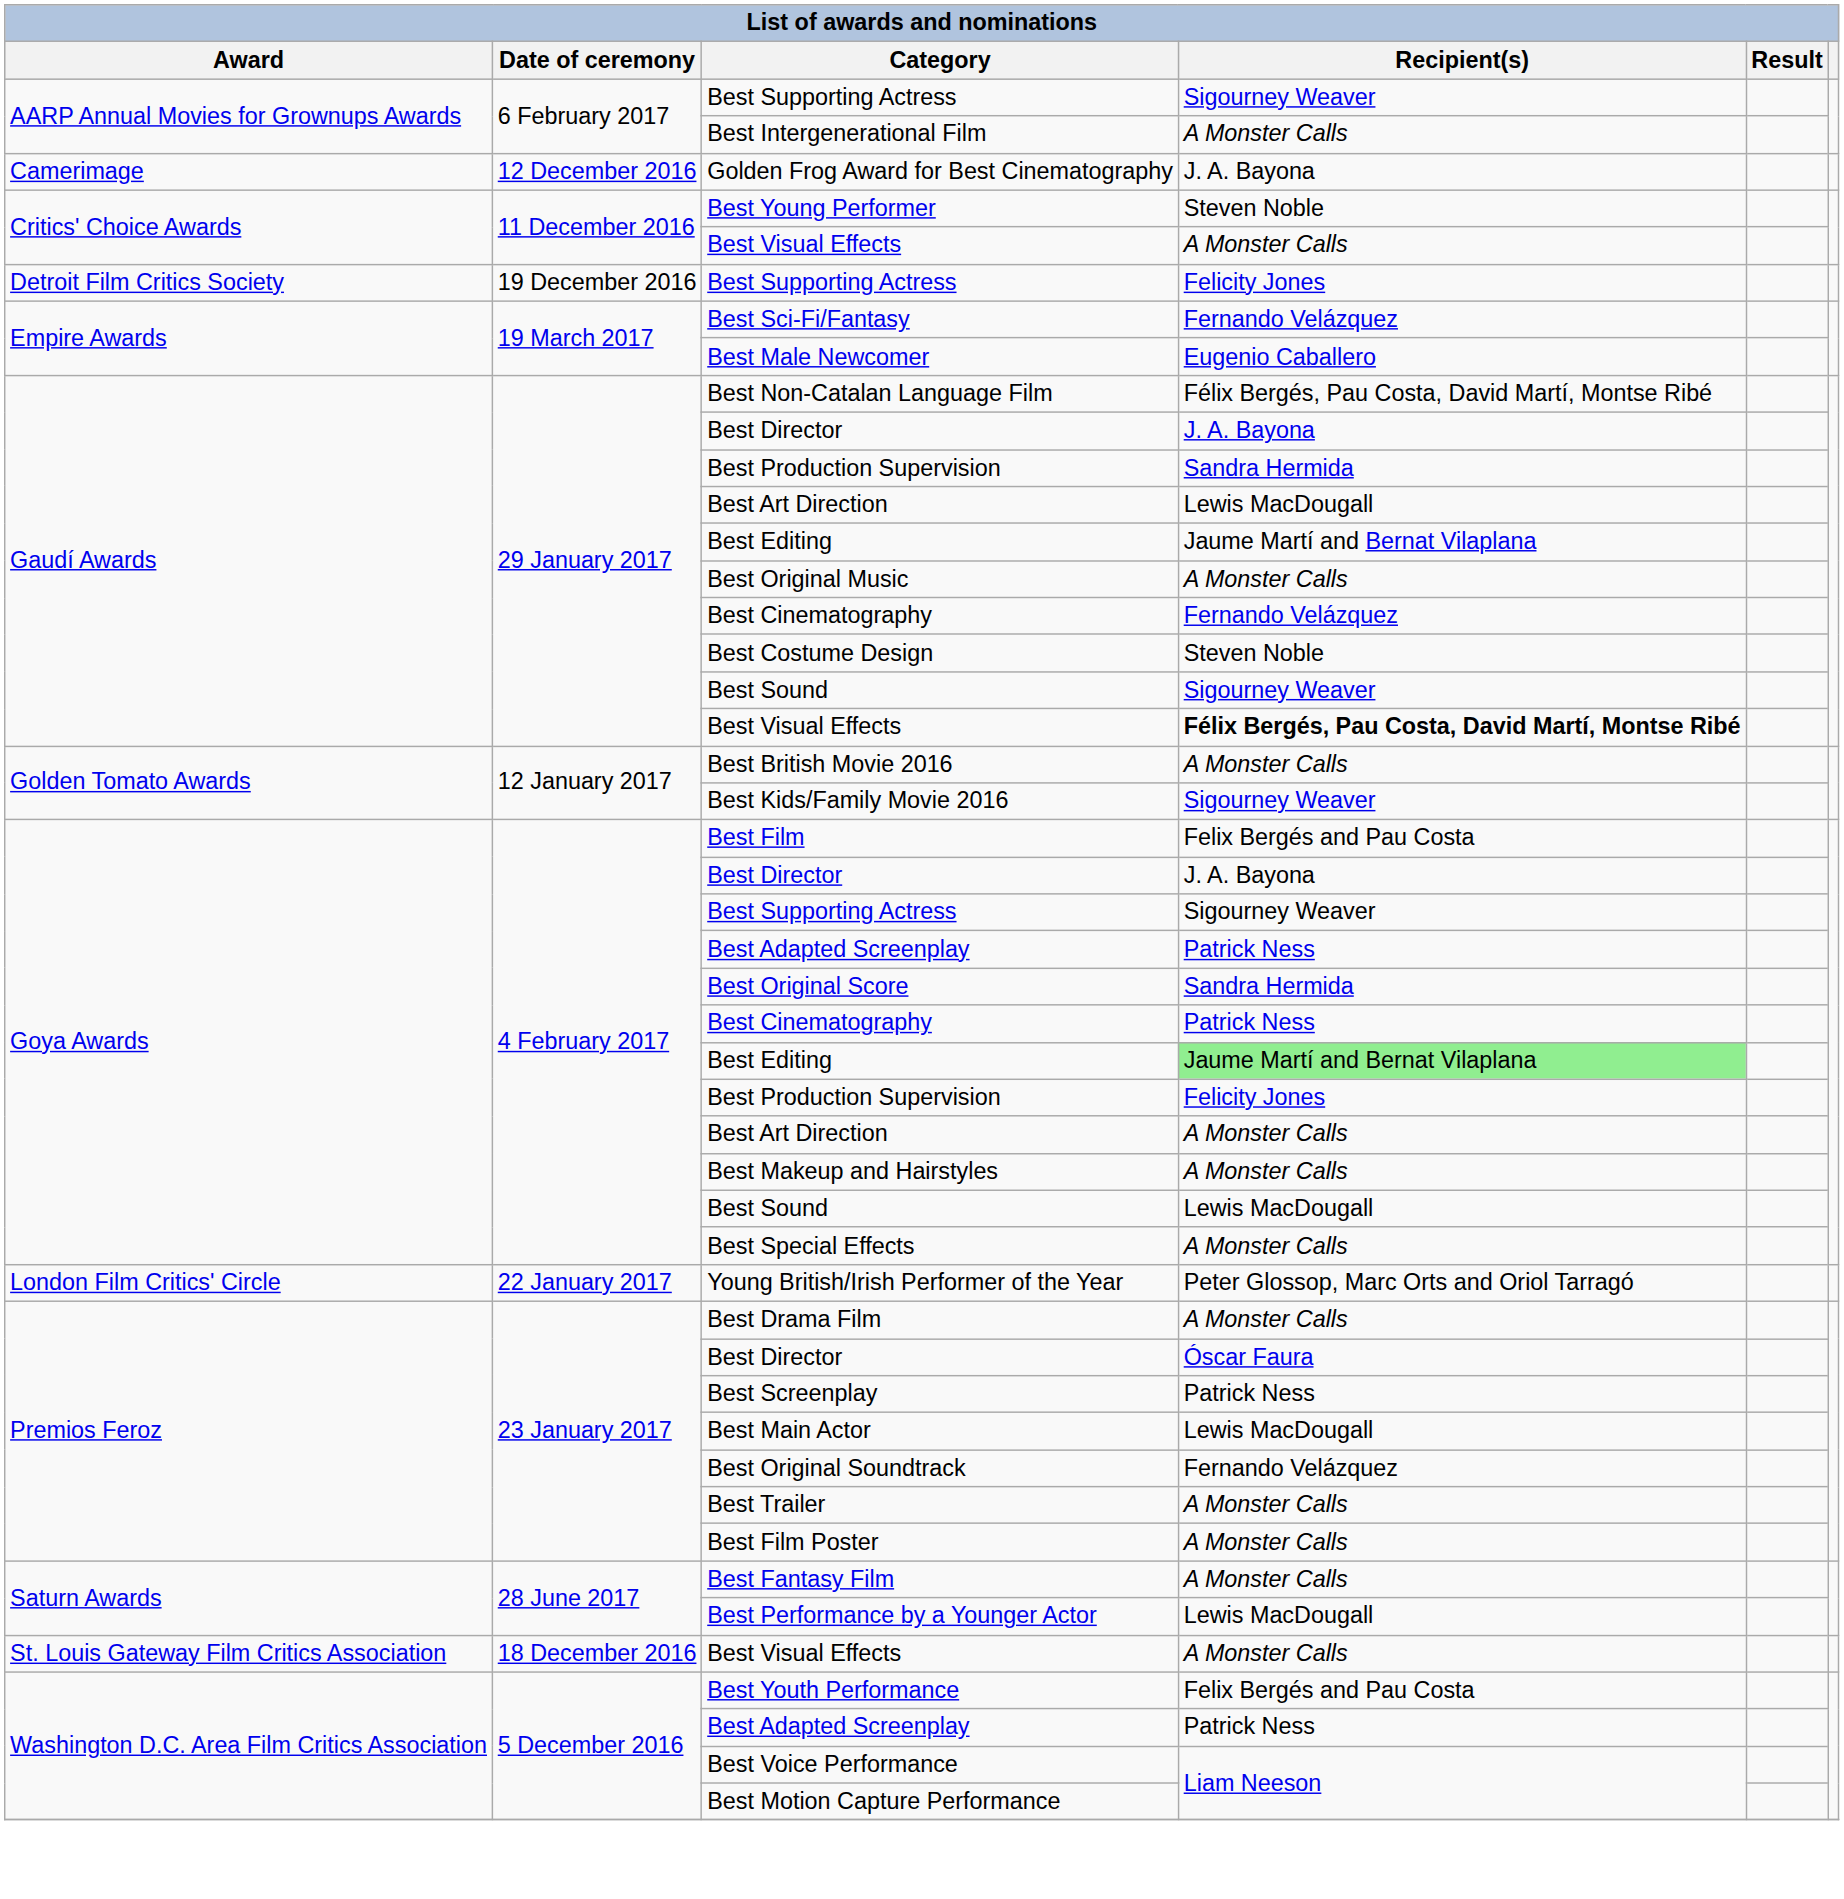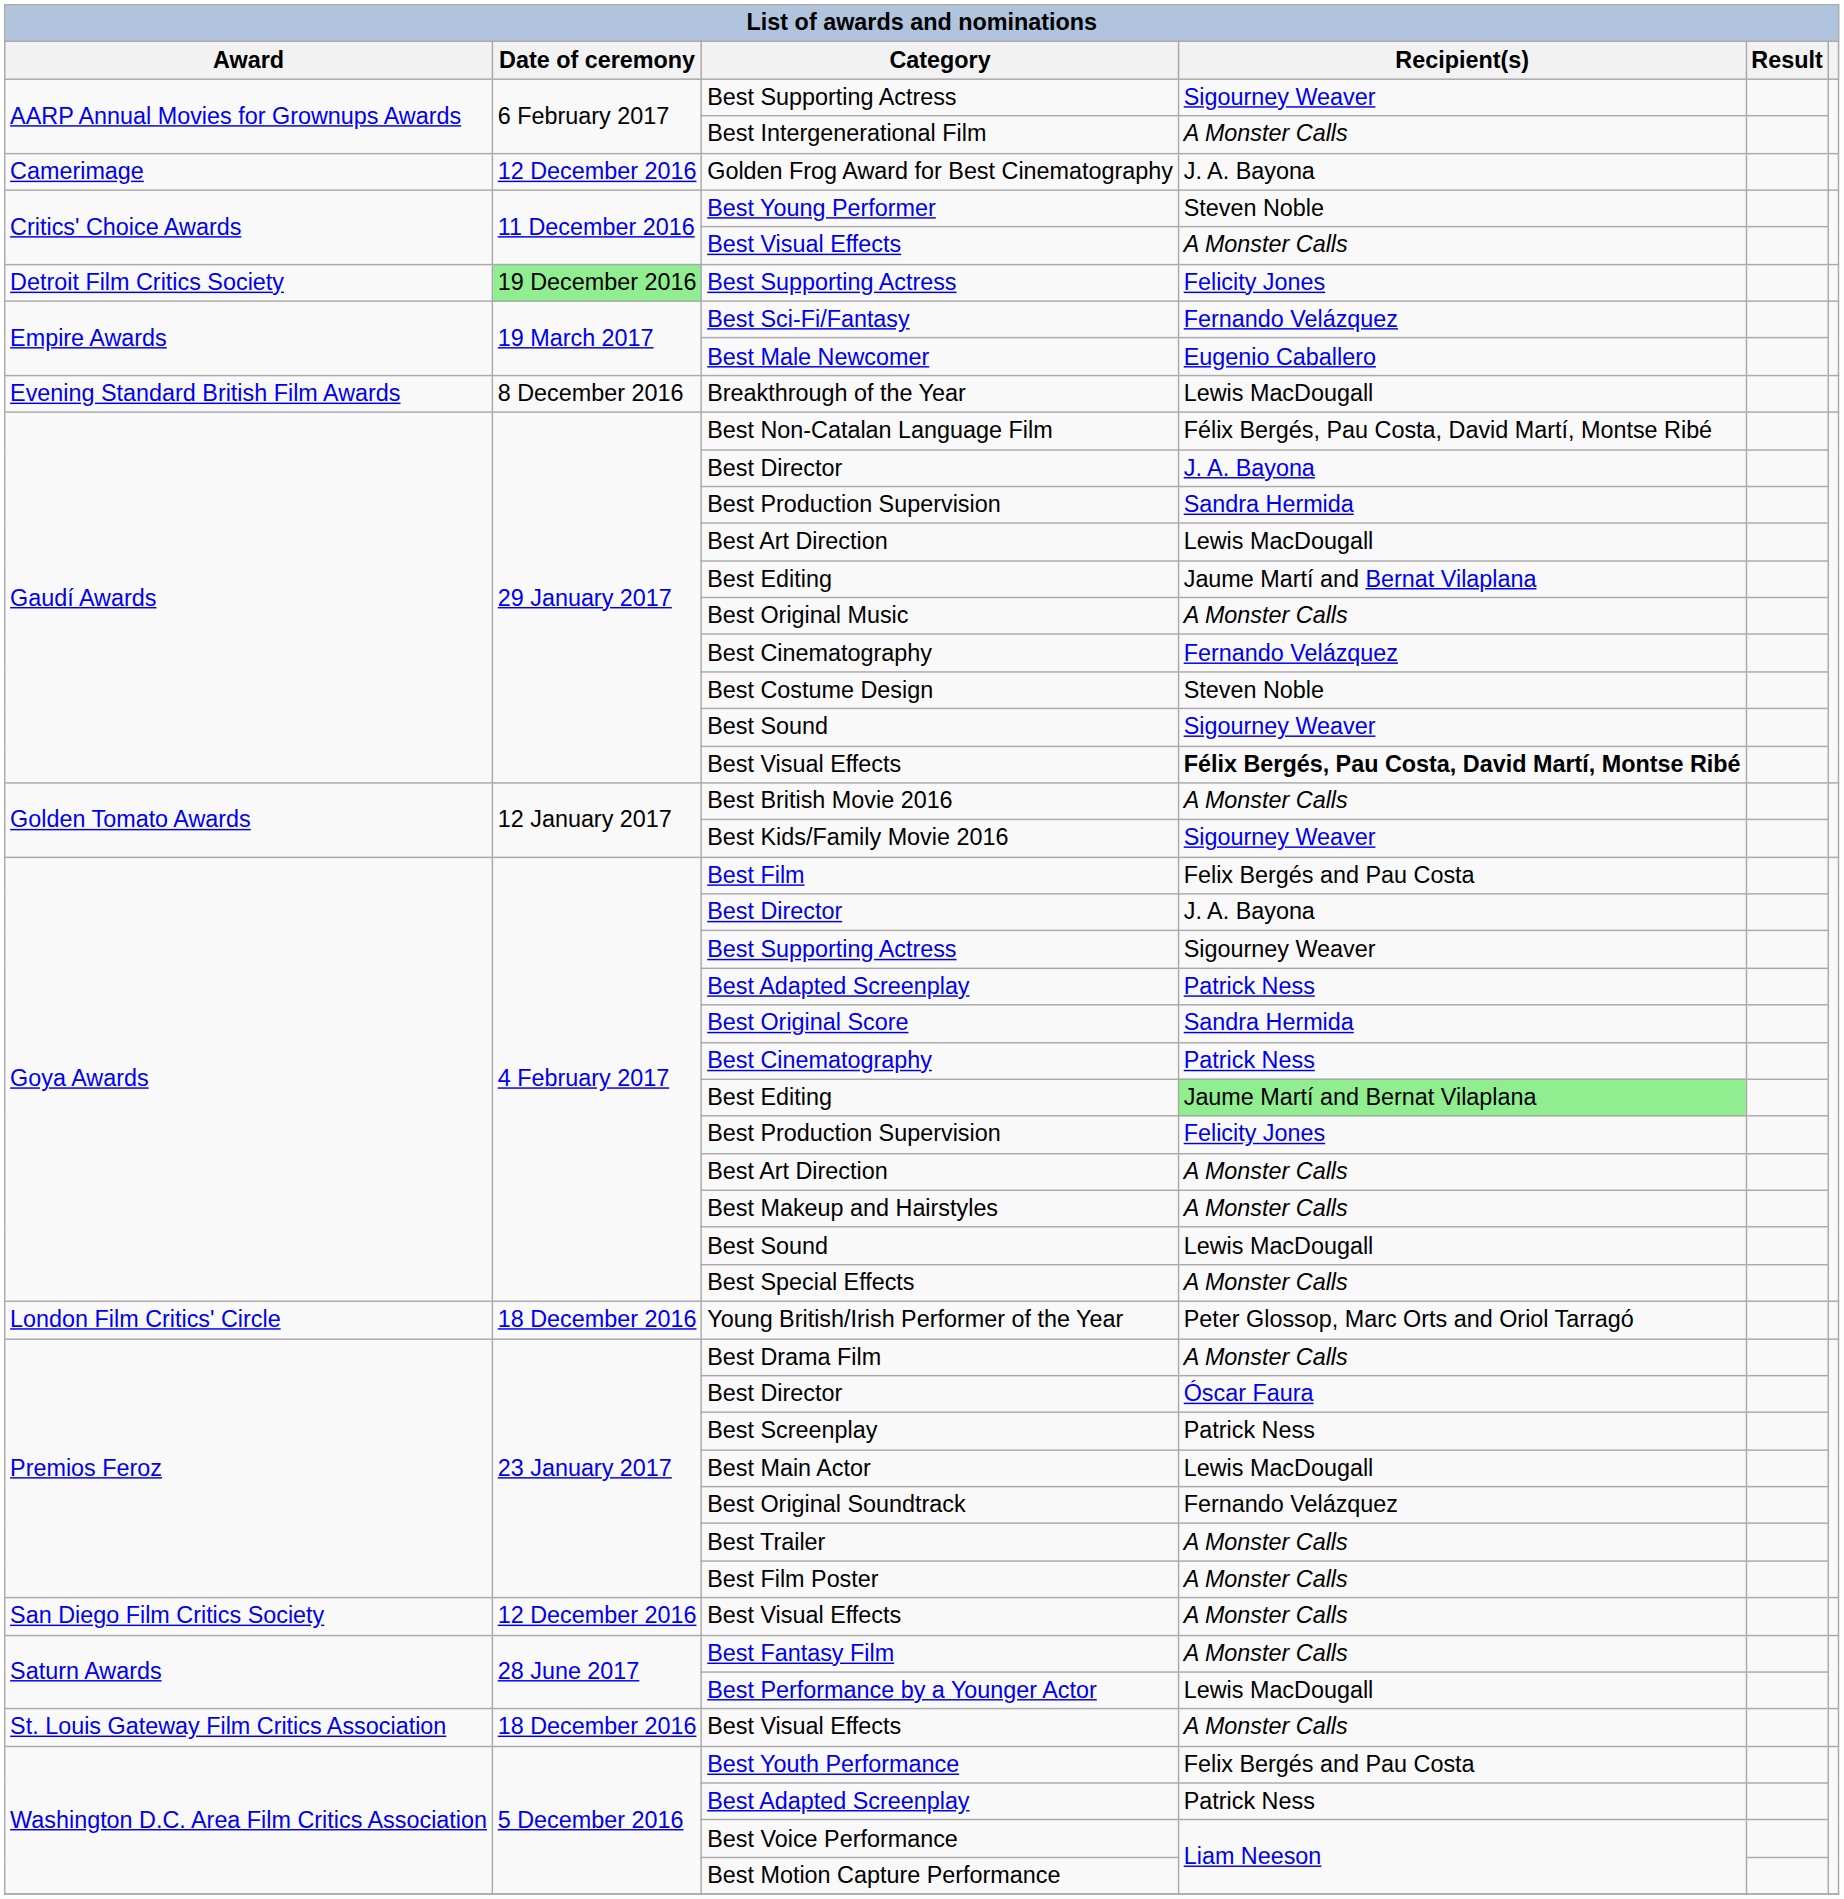(597, 282) no background -> (597, 282) lightgreen background
+ row: (205, 393)
(585, 1282) 22 January 2017 -> (597, 1319) 18 December 2016
+ row: (167, 1616)
